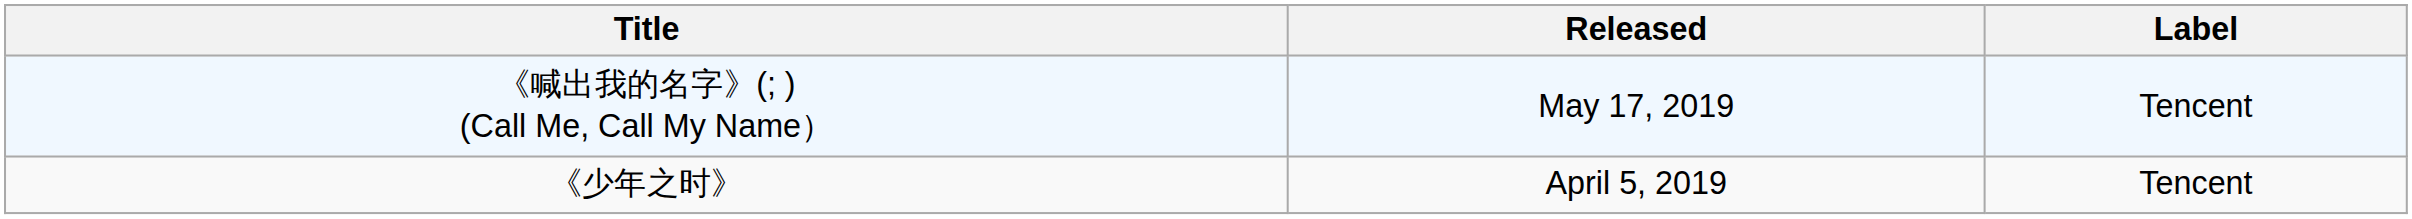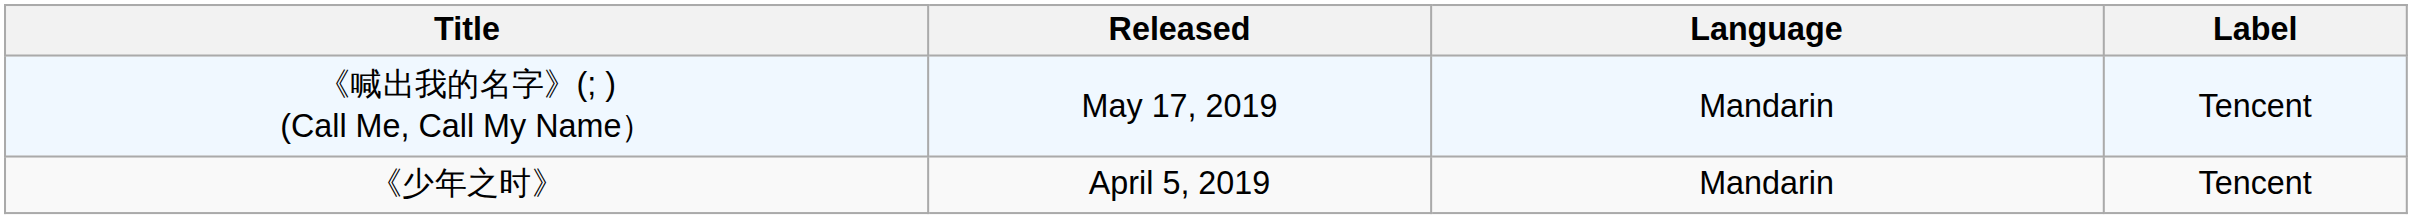+ column: (1766, 30)
